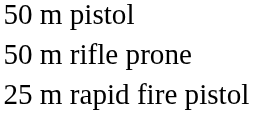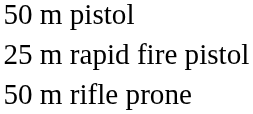rows swapped: (126, 94) <-> (98, 54)
